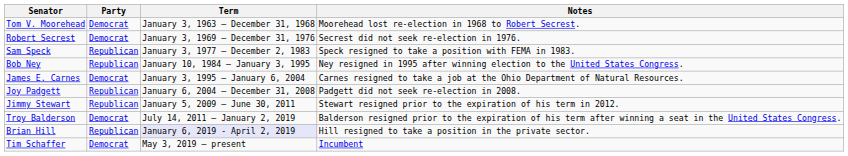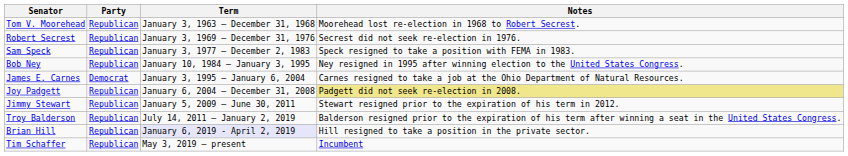(109, 24) Democrat -> (114, 24) Republican
(109, 38) Democrat -> (114, 38) Republican
(420, 91) no background -> (420, 91) khaki background
(109, 118) Democrat -> (114, 118) Republican
(109, 144) Democrat -> (114, 144) Republican
